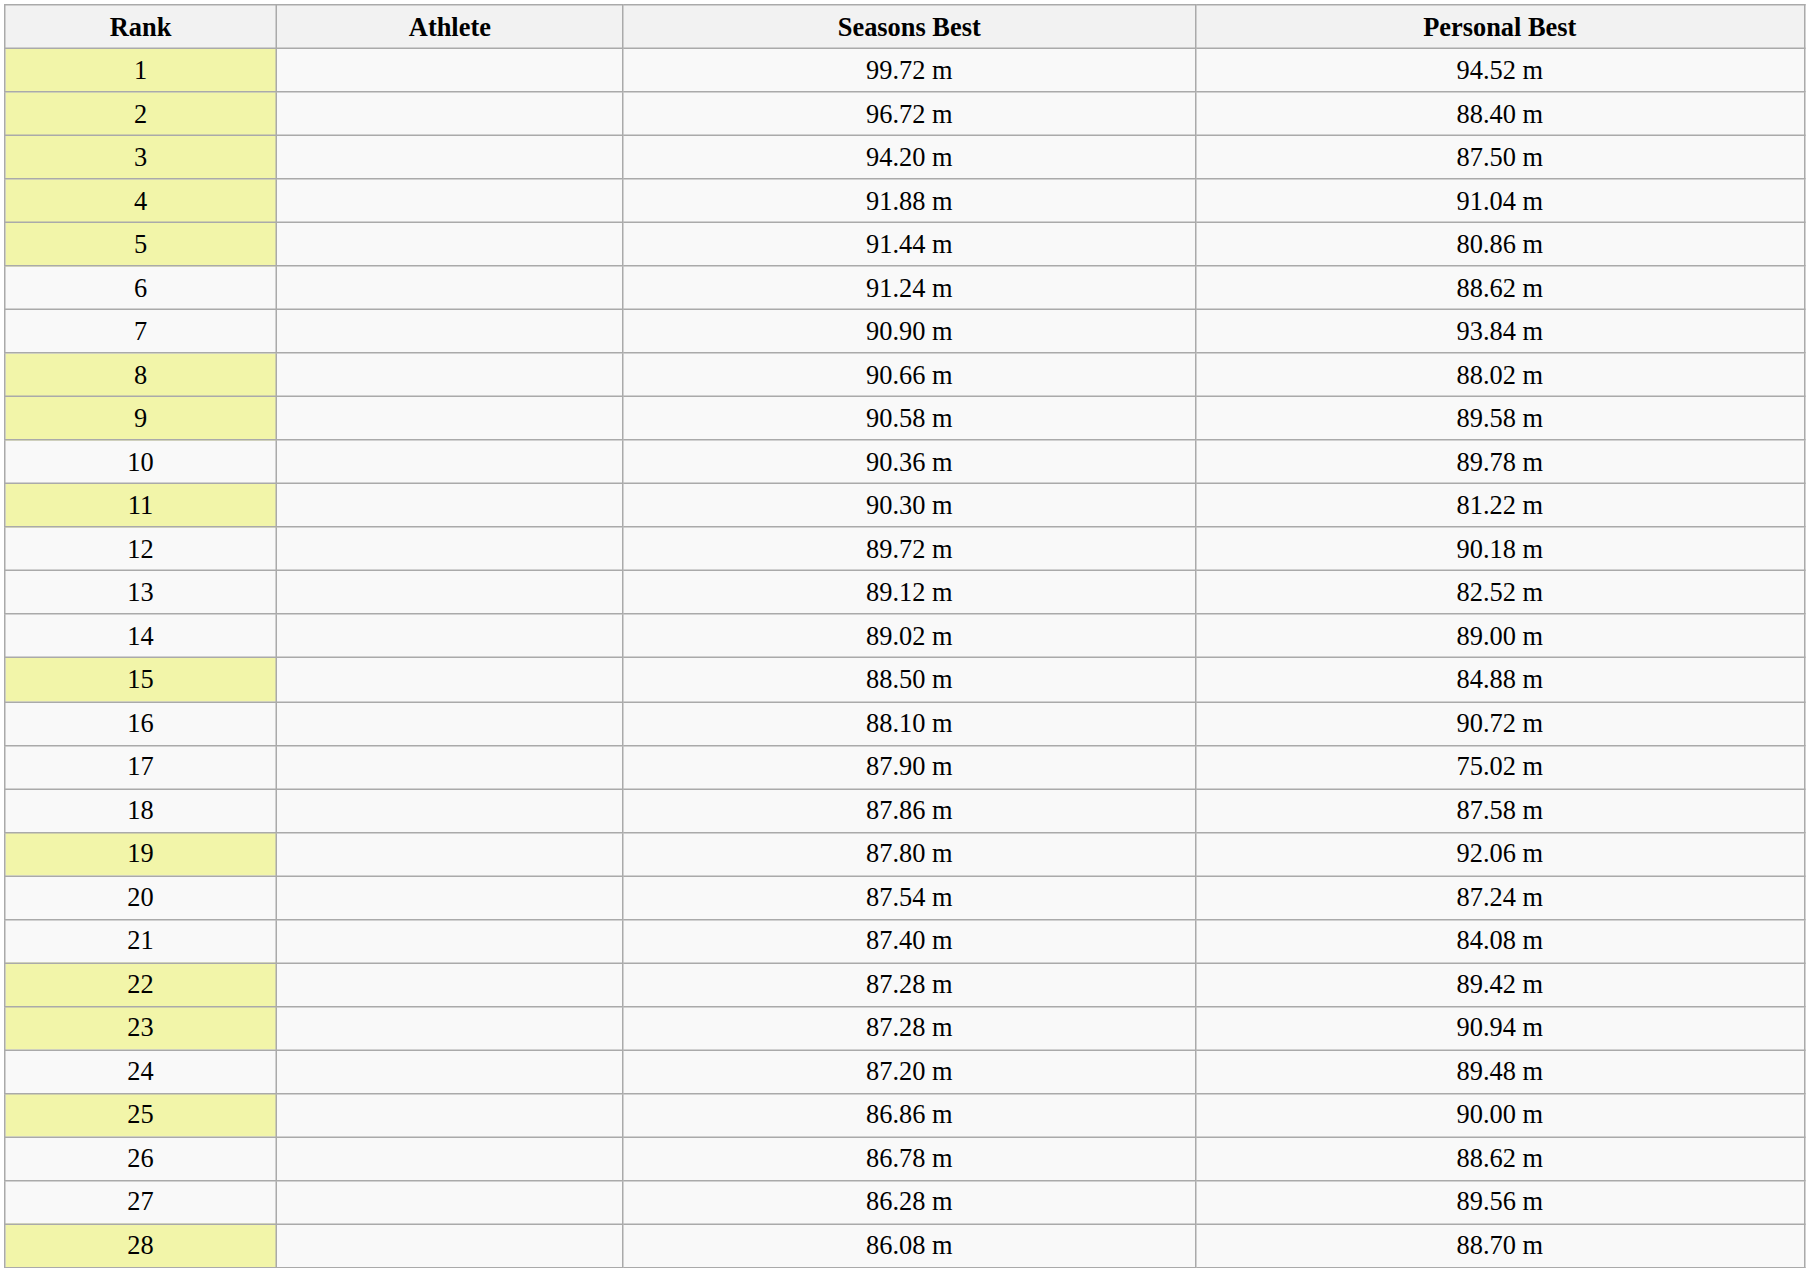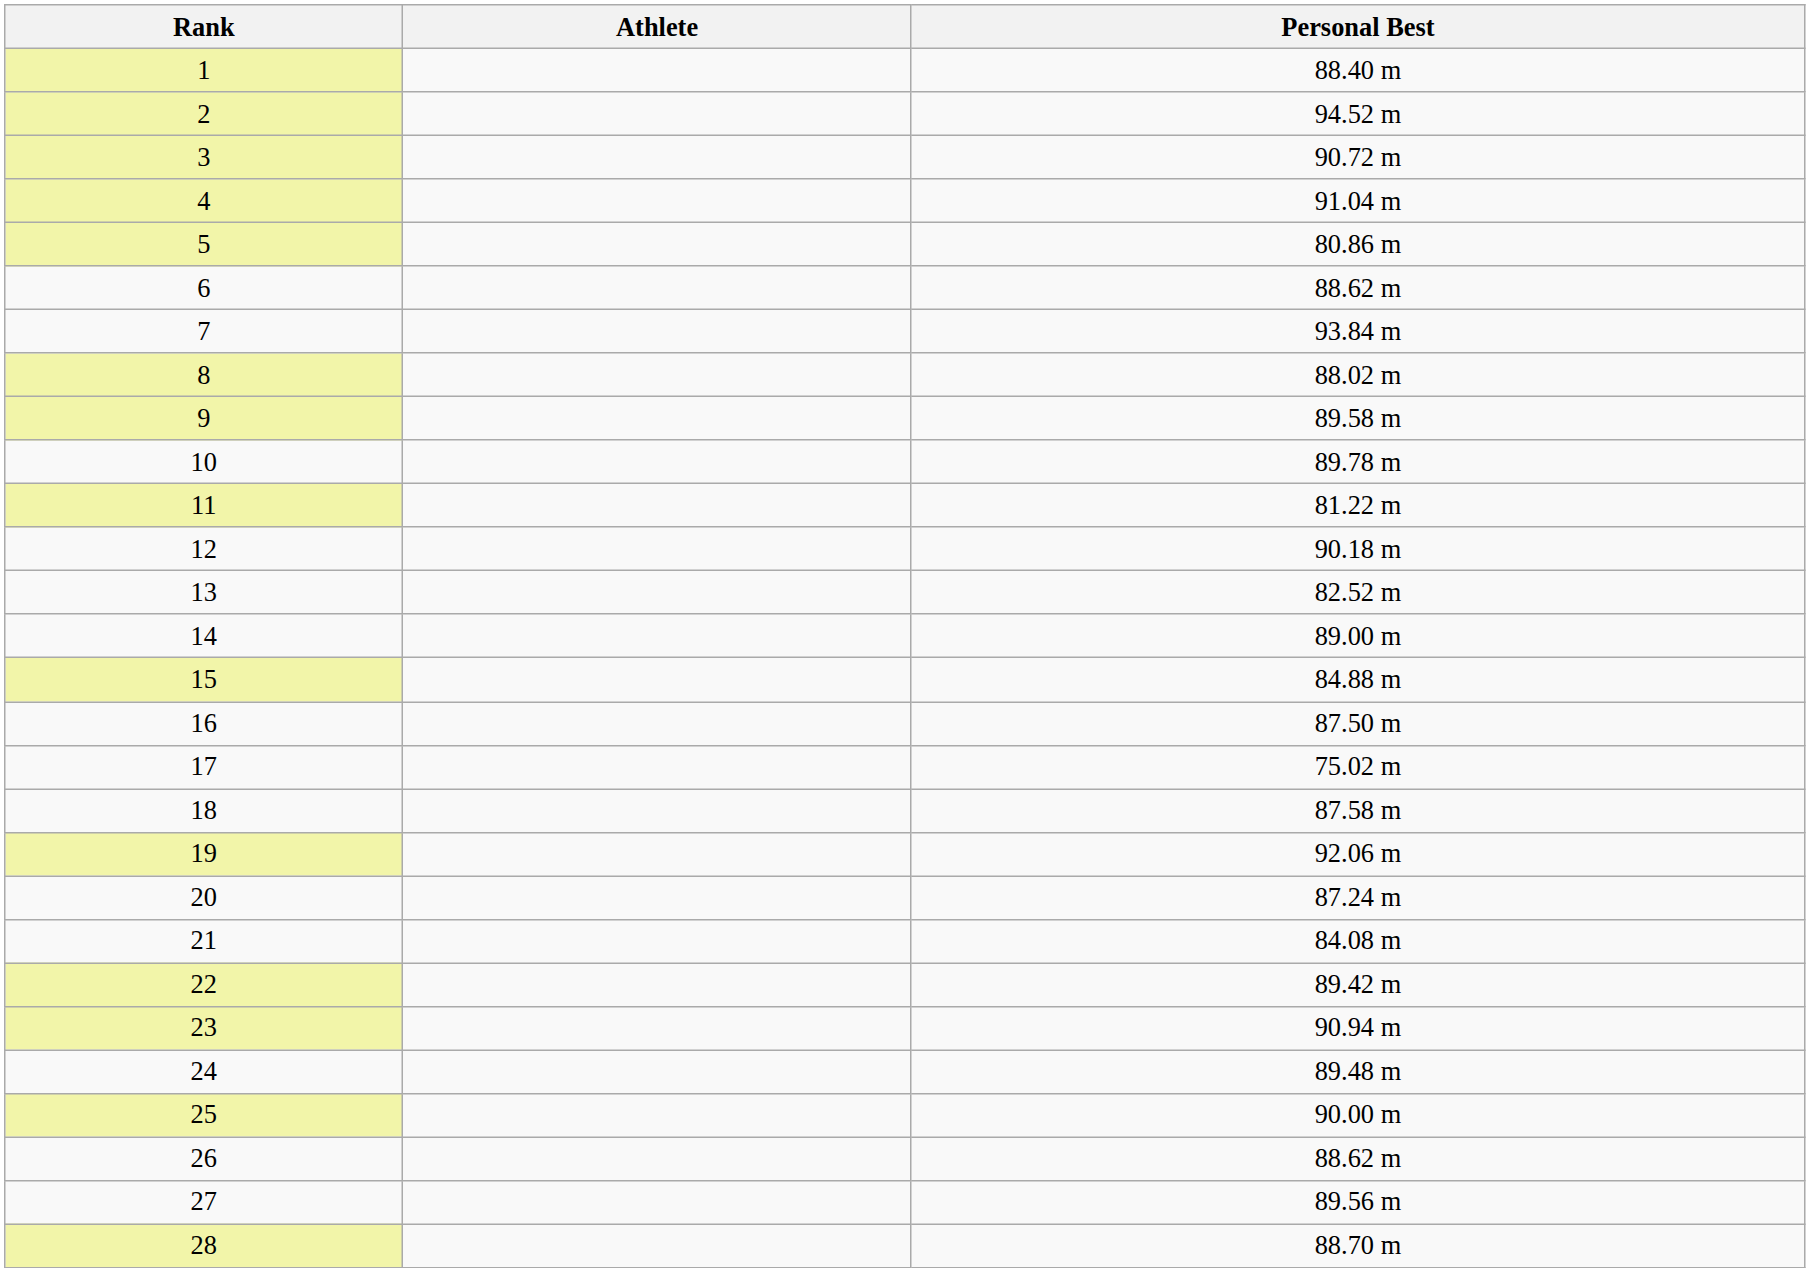- column: (909, 25)
(1500, 69) 94.52 m -> (1358, 69) 88.40 m
(1500, 112) 88.40 m -> (1358, 112) 94.52 m
(1500, 156) 87.50 m -> (1358, 156) 90.72 m
(1500, 722) 90.72 m -> (1358, 722) 87.50 m
